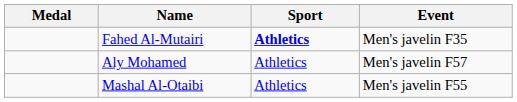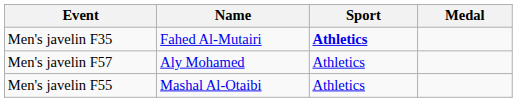columns swapped: (51, 16) <-> (436, 16)
